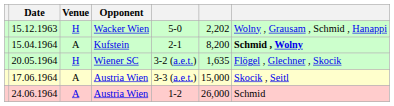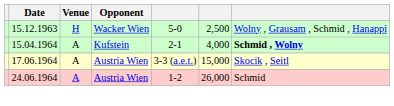(218, 28) 2,202 -> (218, 28) 2,500
(218, 45) 8,200 -> (218, 45) 4,000
- row: (34, 61)
